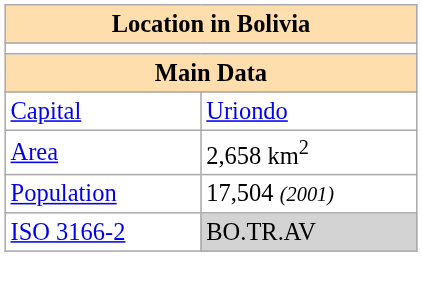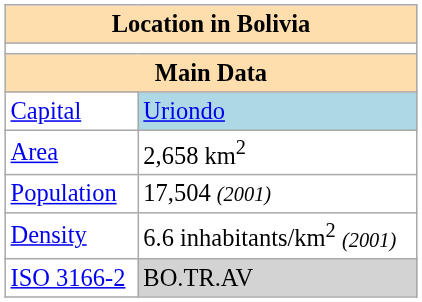(247, 110) no background -> (184, 110) lightblue background
+ row: (49, 235)
